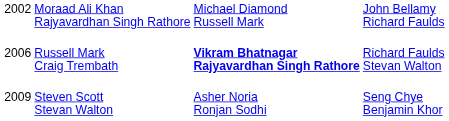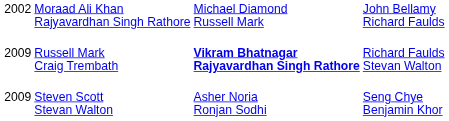(18, 52) 2006 -> (18, 52) 2009
